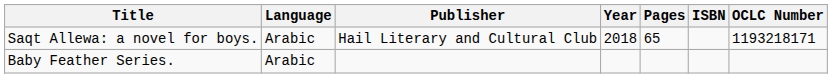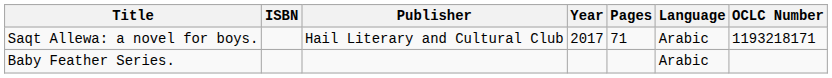columns swapped: (298, 16) <-> (709, 16)
(620, 39) 2018 -> (587, 39) 2017
(652, 39) 65 -> (619, 39) 71
